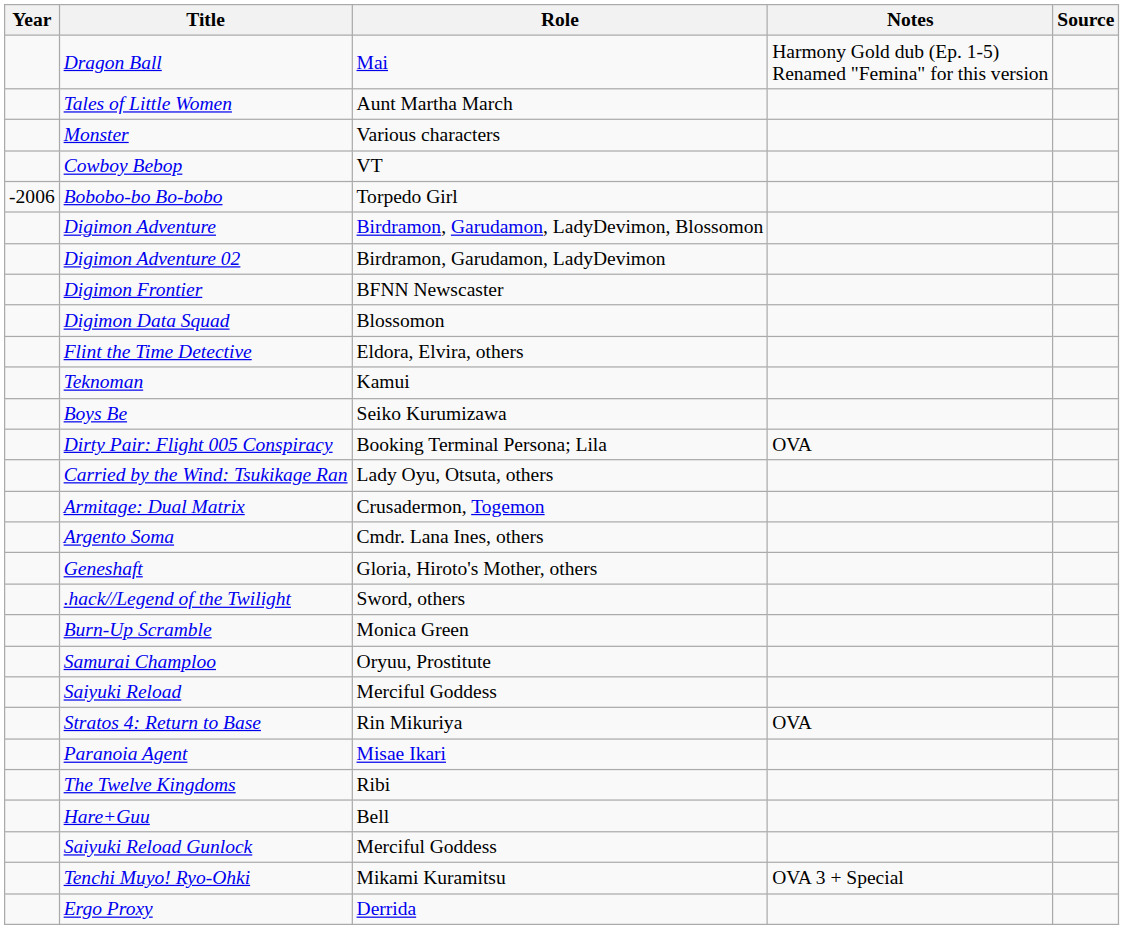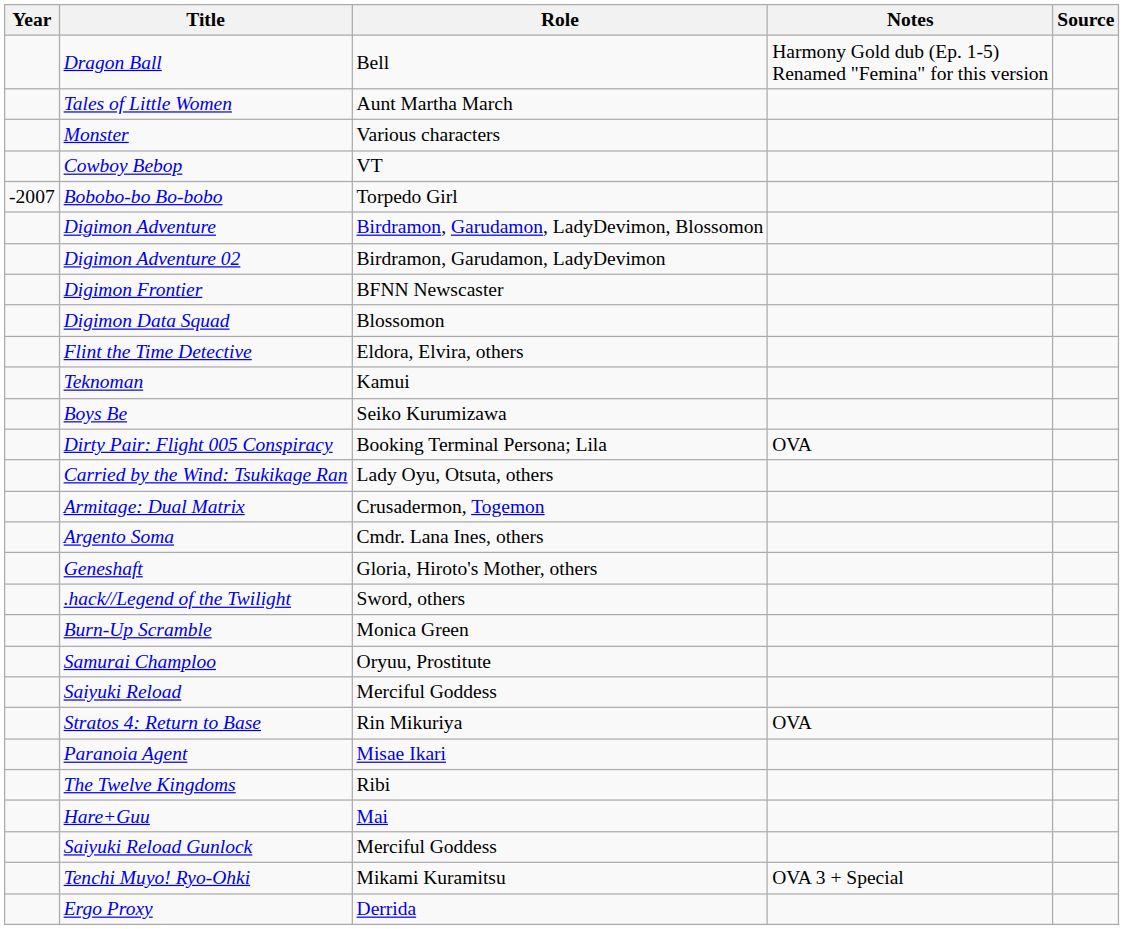(372, 61) Mai -> (373, 61) Bell
(32, 196) -2006 -> (32, 196) -2007
(373, 815) Bell -> (372, 815) Mai
